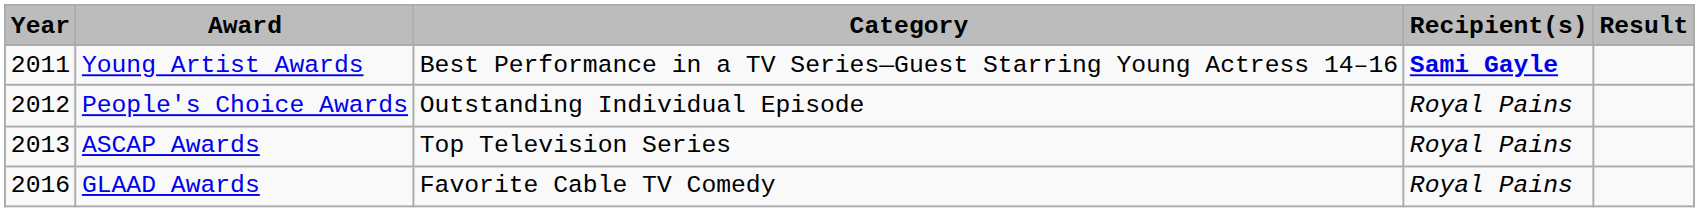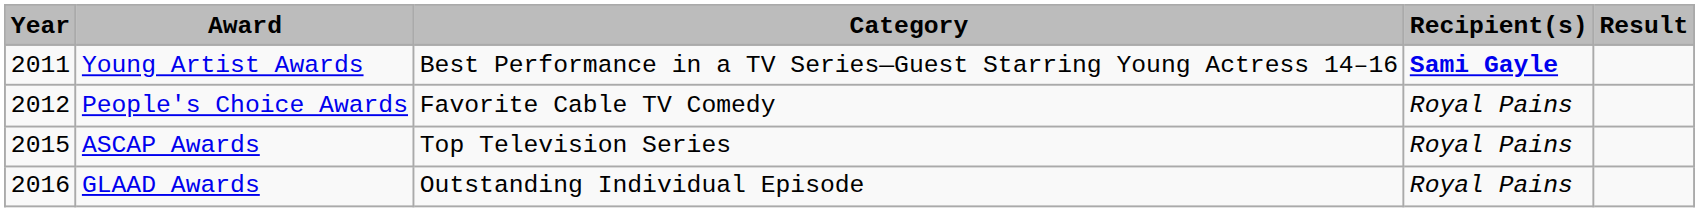(642, 106) Outstanding Individual Episode -> (598, 106) Favorite Cable TV Comedy
(40, 146) 2013 -> (40, 146) 2015
(598, 186) Favorite Cable TV Comedy -> (642, 186) Outstanding Individual Episode
